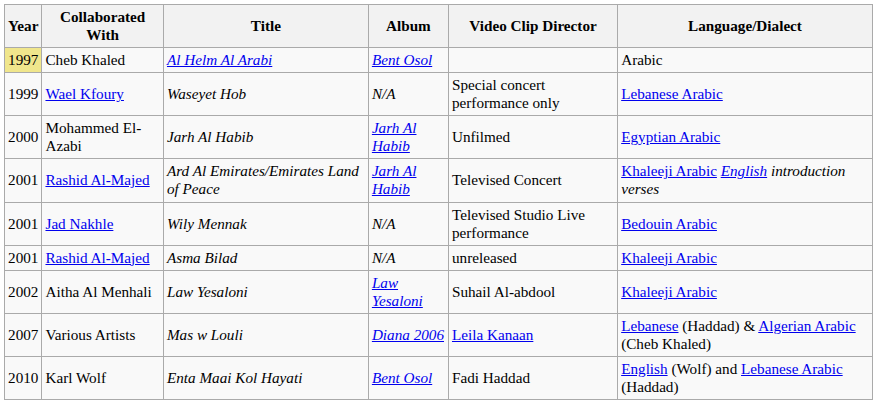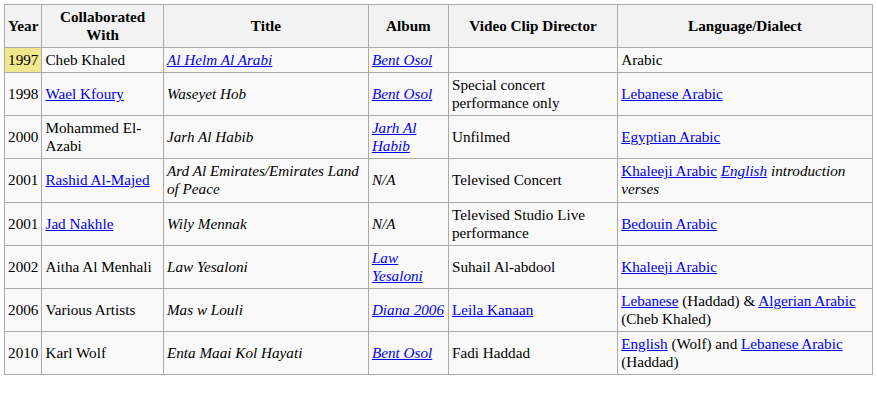(23, 94) 1999 -> (23, 94) 1998
(384, 94) N/A -> (402, 94) Bent Osol
(394, 180) Jarh Al Habib -> (384, 180) N/A
- row: (202, 257)
(23, 334) 2007 -> (23, 309) 2006
